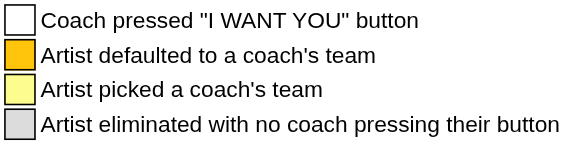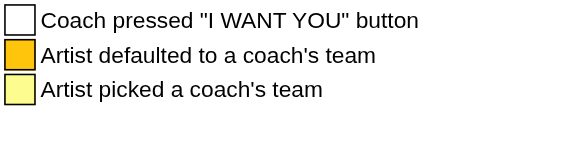- row: (300, 124)
